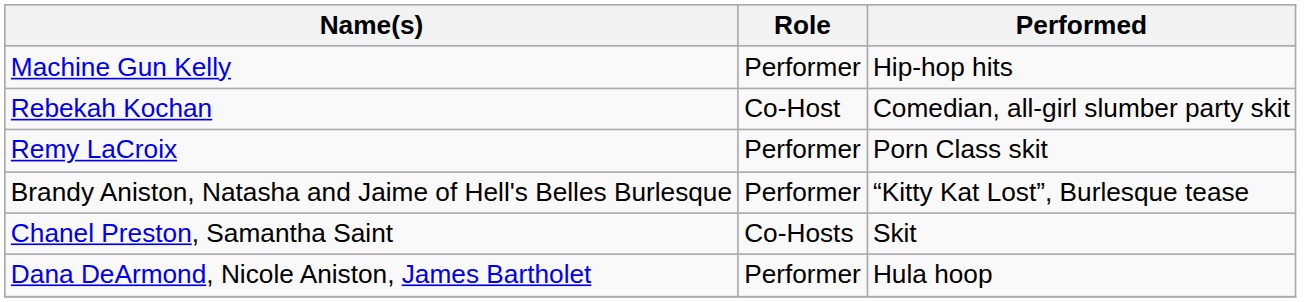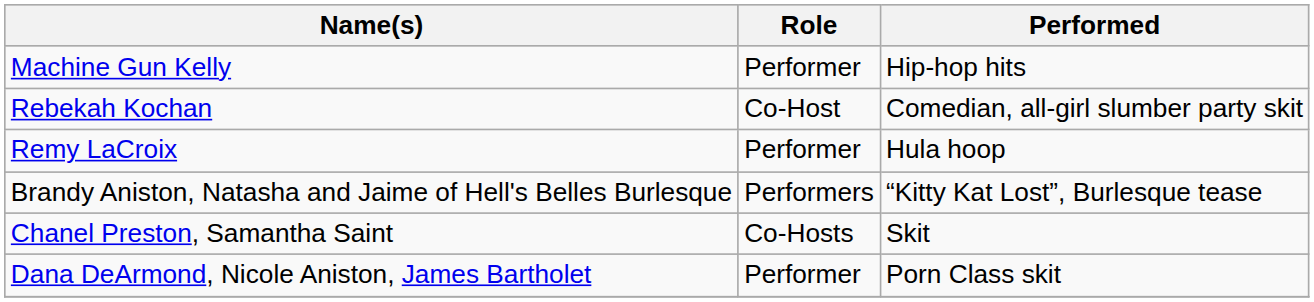(960, 150) Porn Class skit -> (946, 150) Hula hoop
(802, 191) Performer -> (809, 191) Performers
(933, 274) Hula hoop -> (974, 274) Porn Class skit
